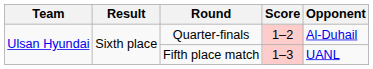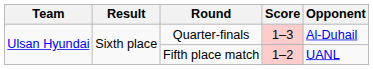(283, 34) 1–2 -> (283, 34) 1–3
(283, 54) 1–3 -> (283, 54) 1–2
